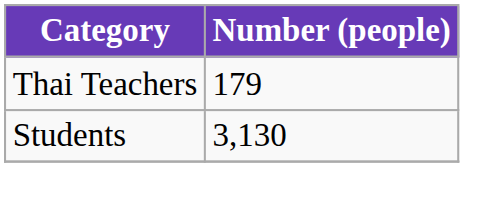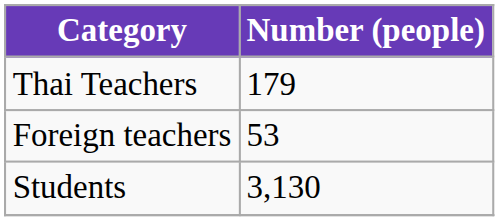+ row: (122, 135)
